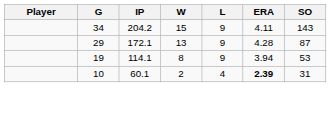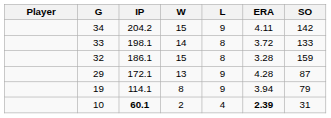(305, 27) 143 -> (305, 27) 142
+ row: (98, 43)
+ row: (98, 58)
(305, 58) 53 -> (305, 89) 79
(140, 74) normal -> (140, 105) bold
